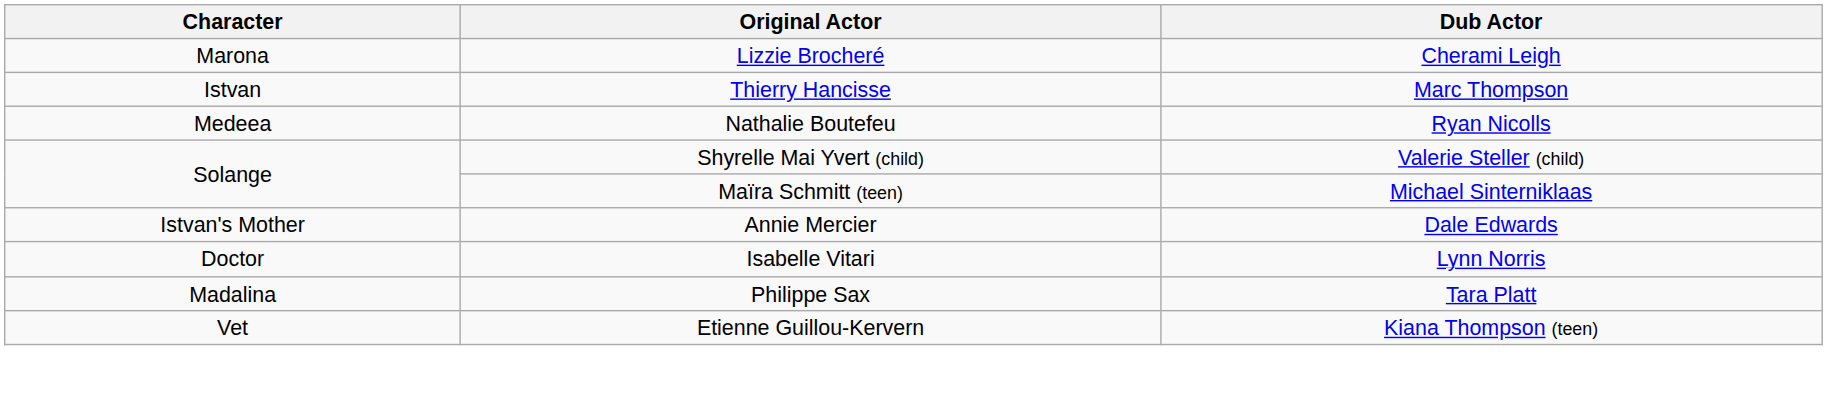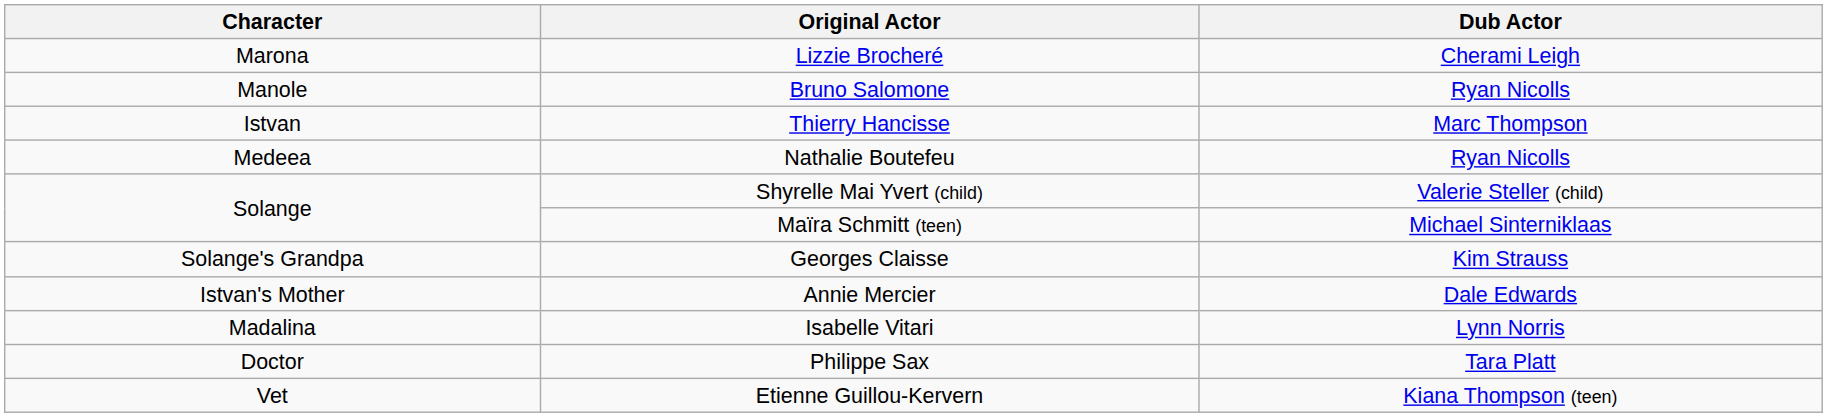+ row: (870, 90)
+ row: (869, 259)
(233, 259) Doctor -> (272, 327) Madalina
(233, 293) Madalina -> (272, 361) Doctor
